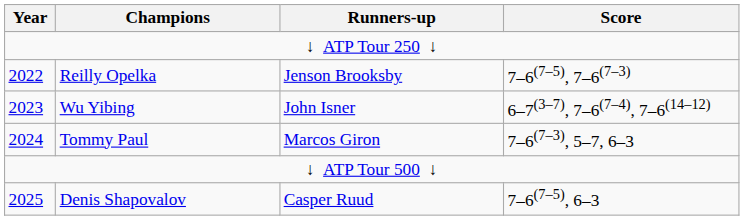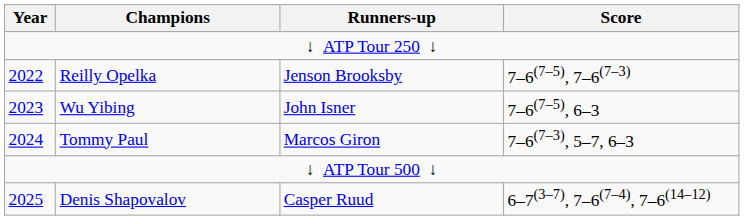(609, 107) 6–7(3–7), 7–6(7–4), 7–6(14–12) -> (553, 107) 7–6(7–5), 6–3
(553, 198) 7–6(7–5), 6–3 -> (609, 198) 6–7(3–7), 7–6(7–4), 7–6(14–12)
